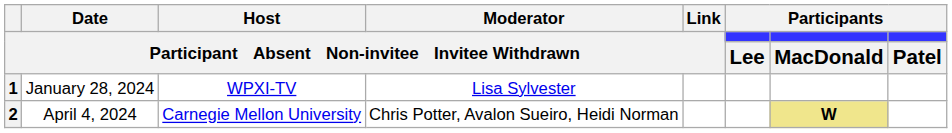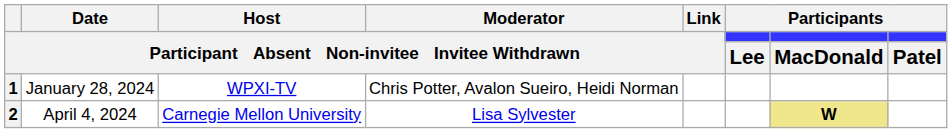(524, 87) Lisa Sylvester -> (524, 87) Chris Potter, Avalon Sueiro, Heidi Norman
(524, 114) Chris Potter, Avalon Sueiro, Heidi Norman -> (524, 114) Lisa Sylvester
